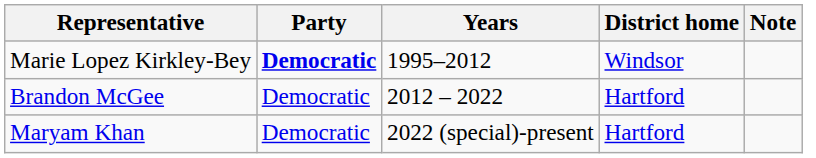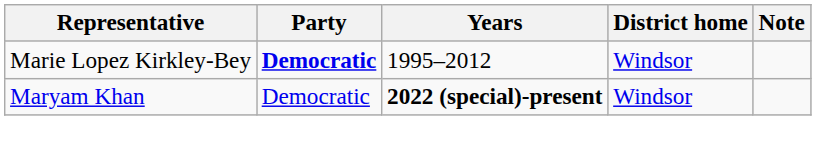- row: (87, 96)
(490, 133) normal -> (495, 96) bold
(644, 133) Hartford -> (653, 96) Windsor
